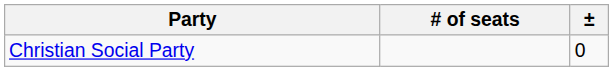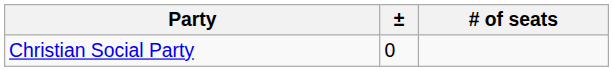columns swapped: (475, 19) <-> (589, 19)
